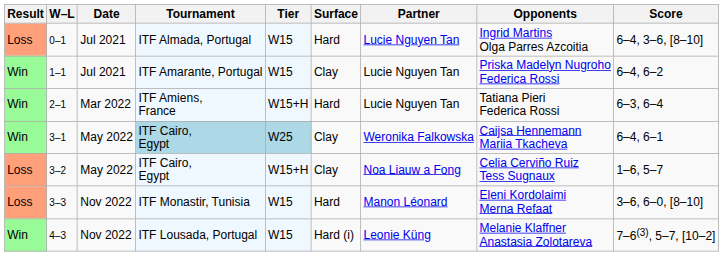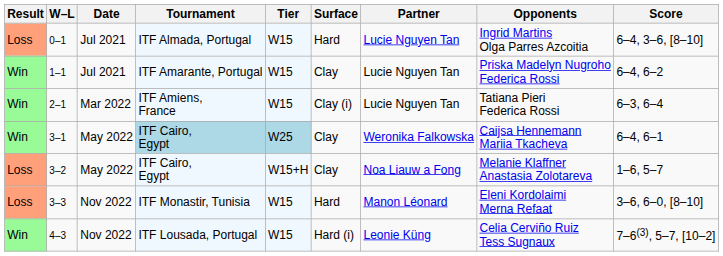(288, 104) W15+H -> (280, 104) W15
(327, 104) Hard -> (333, 104) Clay (i)
(529, 169) Celia Cerviño Ruiz Tess Sugnaux -> (536, 169) Melanie Klaffner Anastasia Zolotareva
(536, 234) Melanie Klaffner Anastasia Zolotareva -> (529, 234) Celia Cerviño Ruiz Tess Sugnaux
